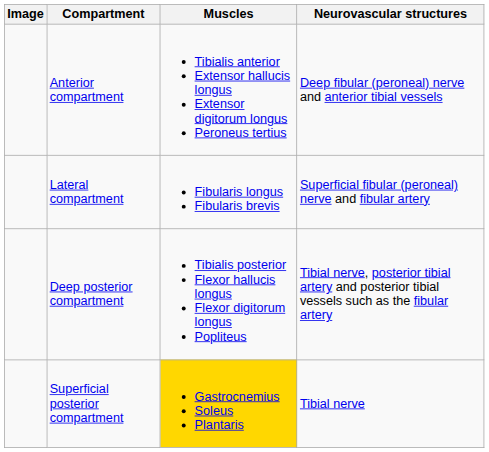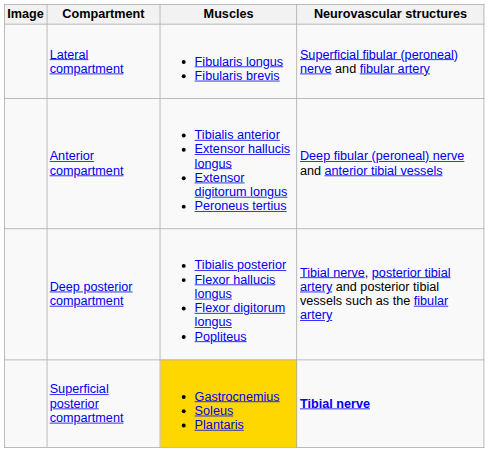rows swapped: (87, 89) <-> (87, 192)
(332, 403) normal -> (335, 403) bold
